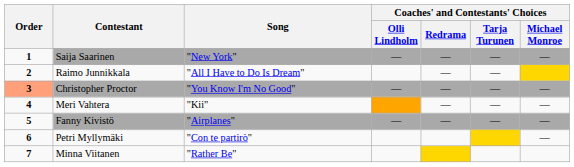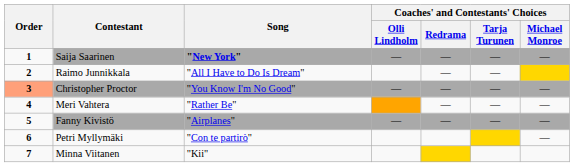(212, 56) normal -> (214, 56) bold
(197, 105) "Kii" -> (212, 105) "Rather Be"
(212, 154) "Rather Be" -> (197, 154) "Kii"
